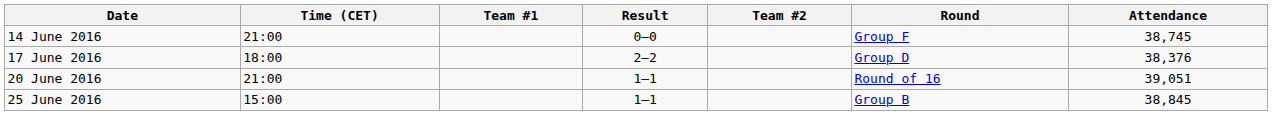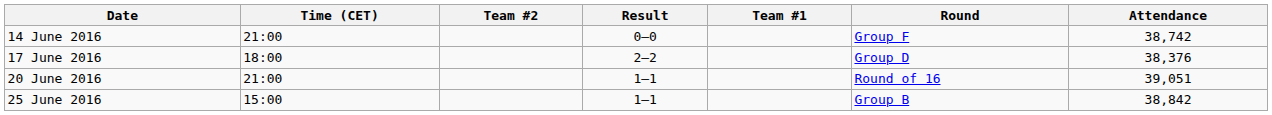columns swapped: (511, 15) <-> (780, 15)
(1168, 36) 38,745 -> (1168, 36) 38,742
(1168, 100) 38,845 -> (1168, 100) 38,842
